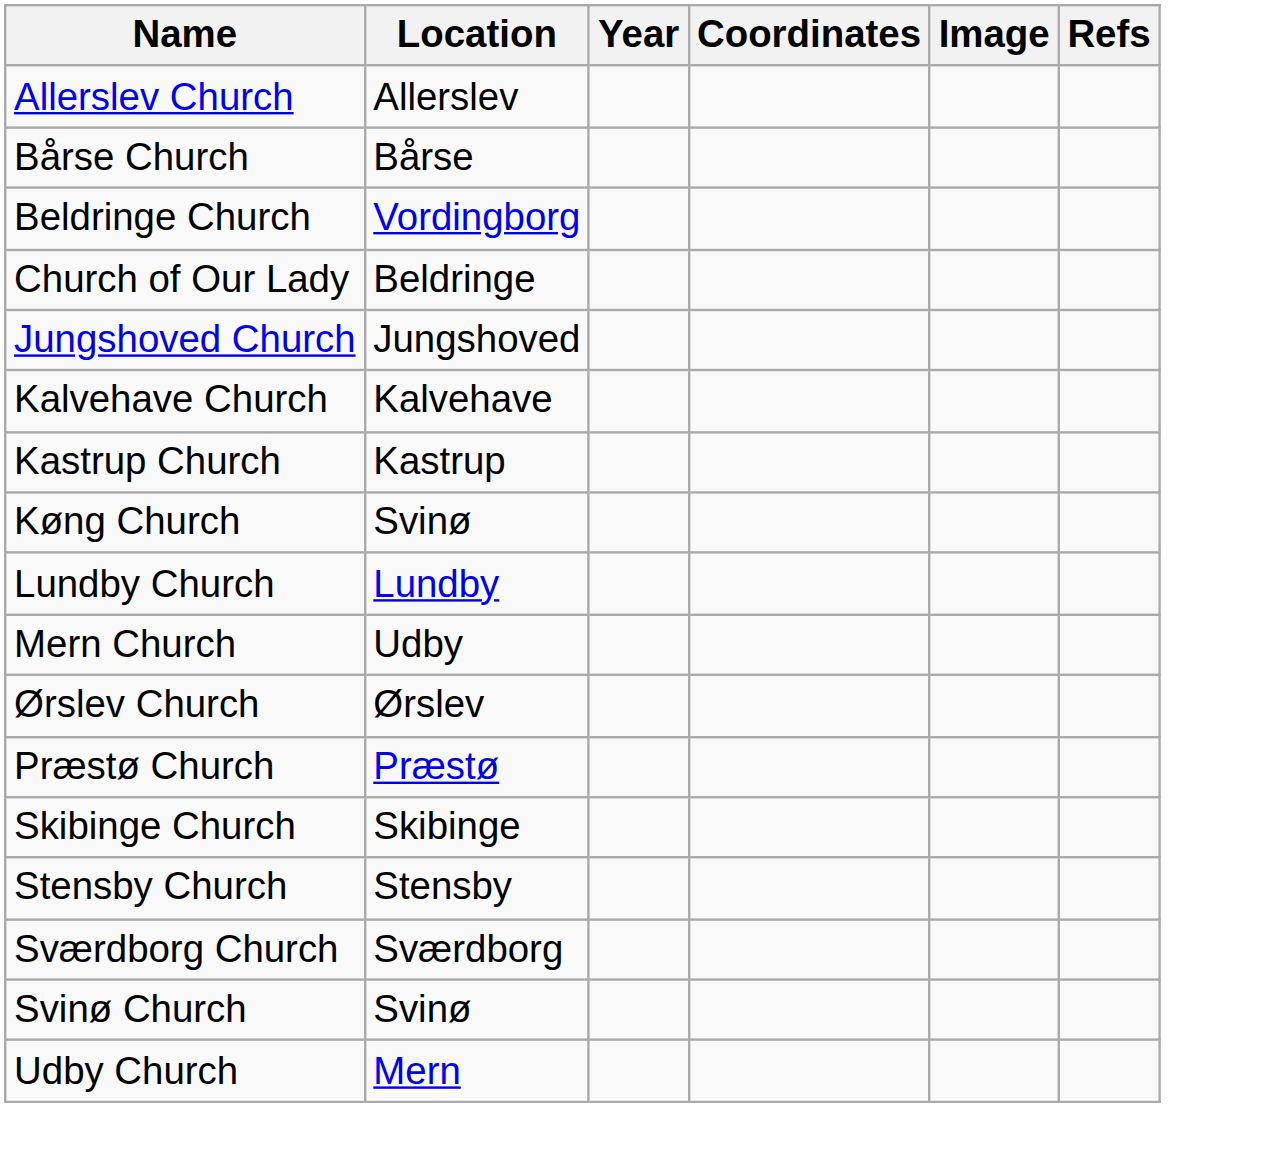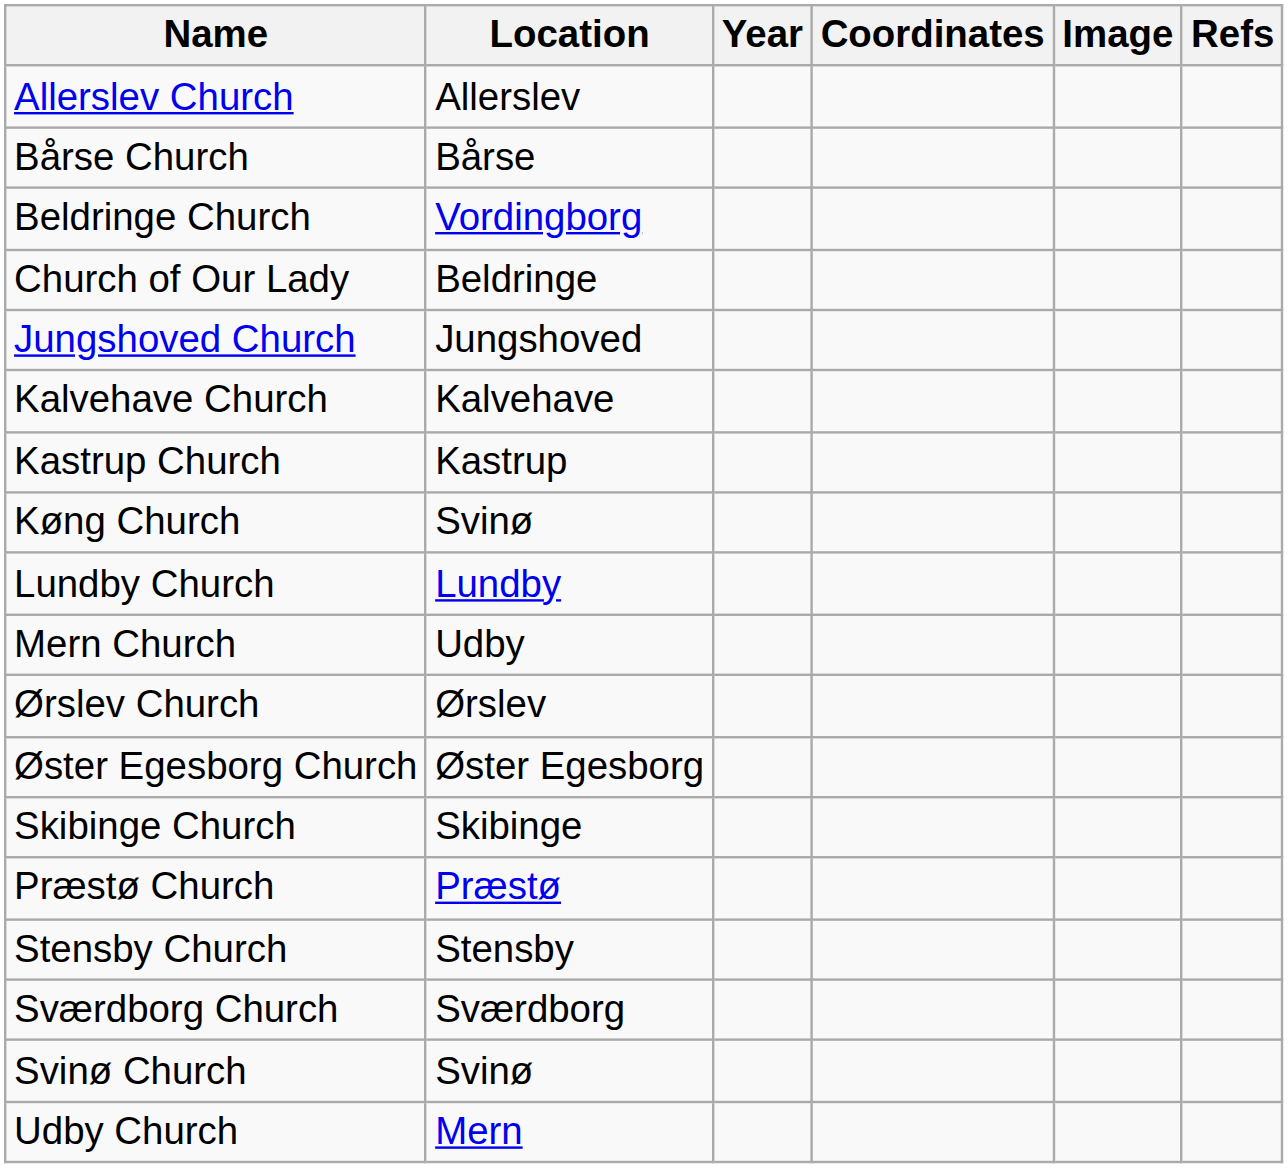+ row: (216, 765)
rows swapped: (144, 765) <-> (155, 826)
